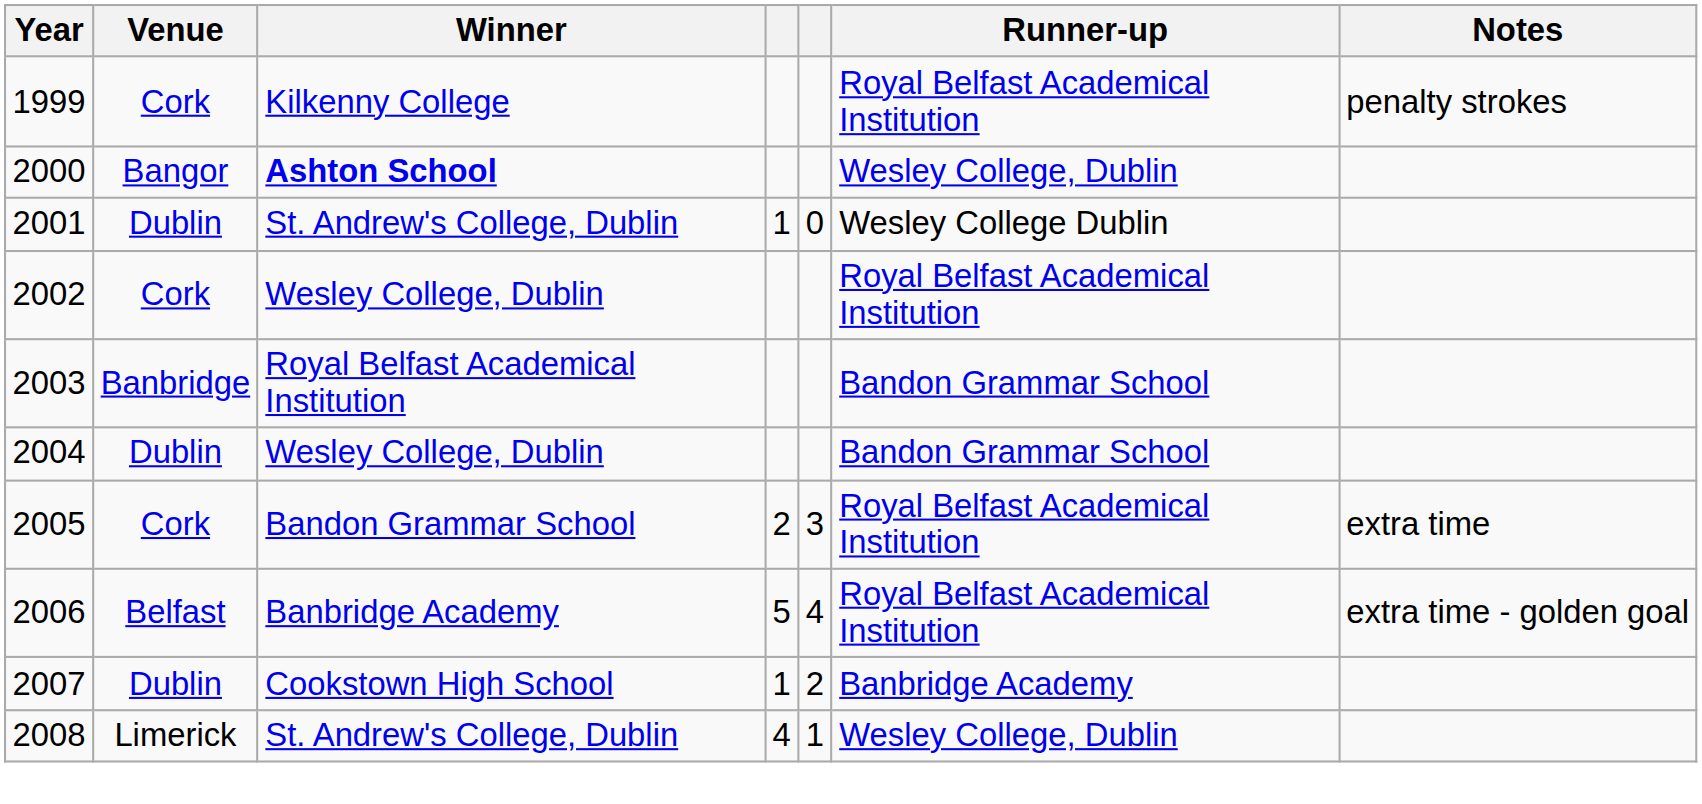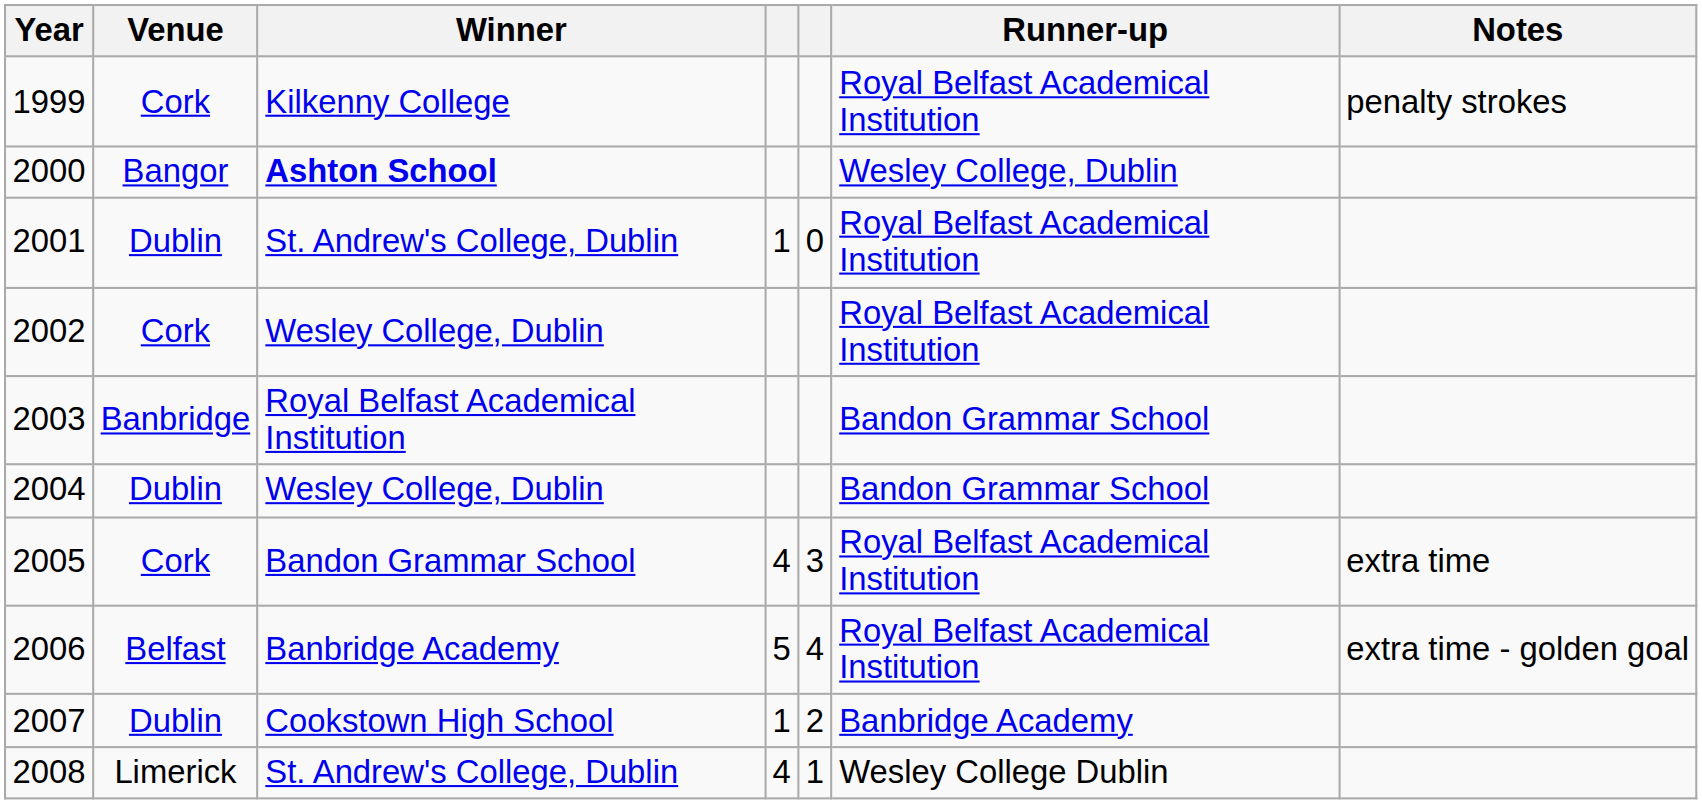(1004, 223) Wesley College Dublin -> (1024, 241) Royal Belfast Academical Institution
(782, 523) 2 -> (782, 560) 4
(1008, 735) Wesley College, Dublin -> (1004, 772) Wesley College Dublin
